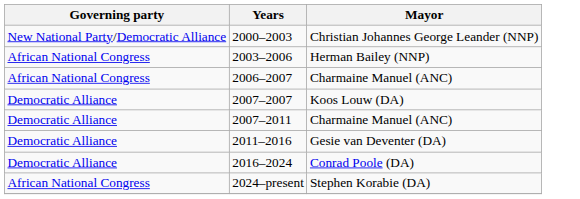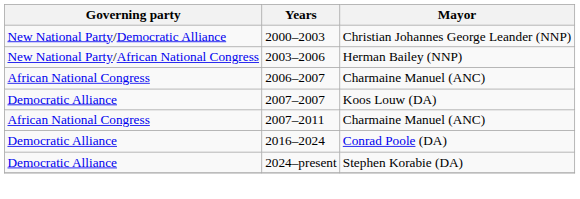(79, 57) African National Congress -> (133, 57) New National Party/African National Congress
(62, 120) Democratic Alliance -> (79, 120) African National Congress
- row: (262, 141)
(79, 183) African National Congress -> (62, 162) Democratic Alliance
